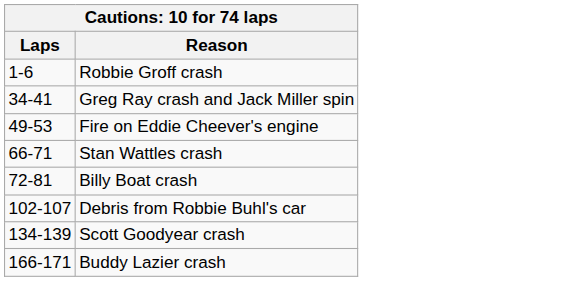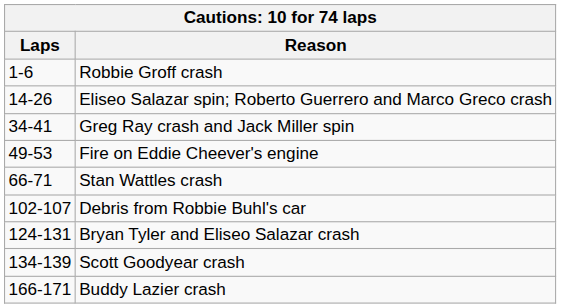+ row: (316, 99)
- row: (138, 180)
+ row: (219, 235)
